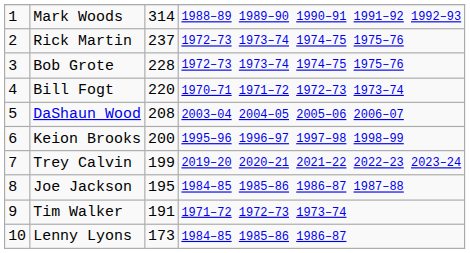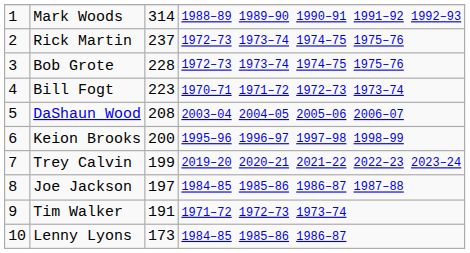(161, 90) 220 -> (161, 90) 223
(161, 187) 195 -> (161, 187) 197
